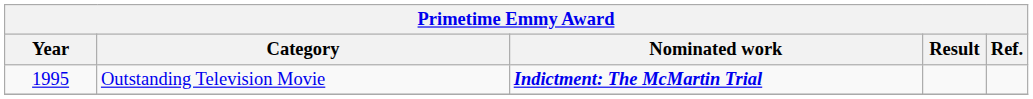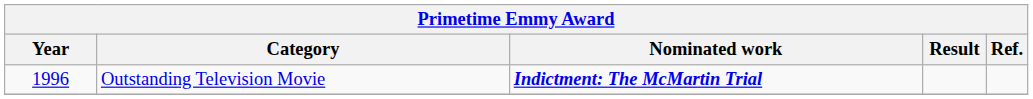(51, 78) 1995 -> (51, 78) 1996
